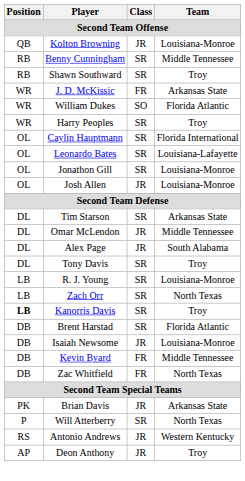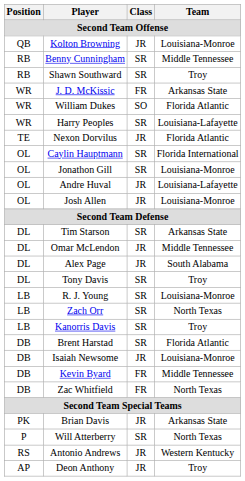(198, 122) Troy -> (198, 122) Louisiana-Lafayette
+ row: (85, 138)
- row: (85, 153)
+ row: (85, 185)
(24, 311) bold -> (24, 327) normal
